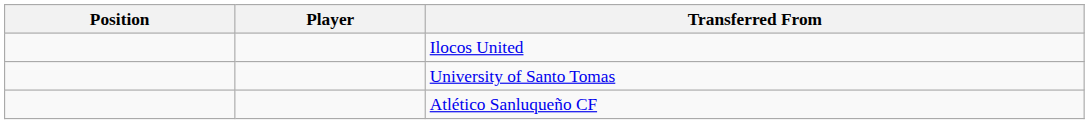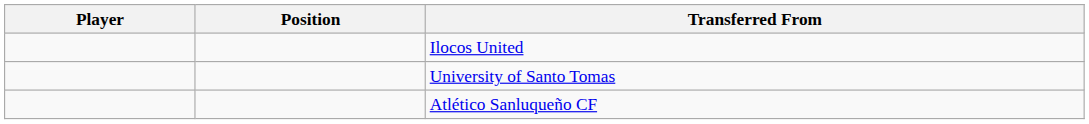columns swapped: (120, 18) <-> (330, 18)
